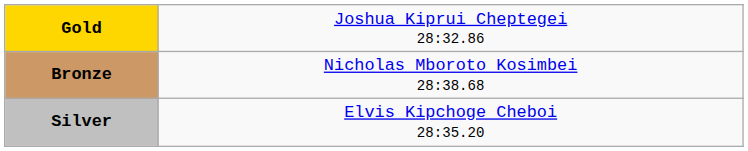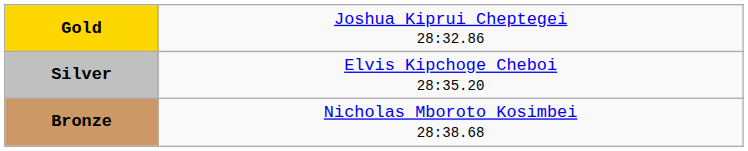rows swapped: (82, 122) <-> (82, 75)
